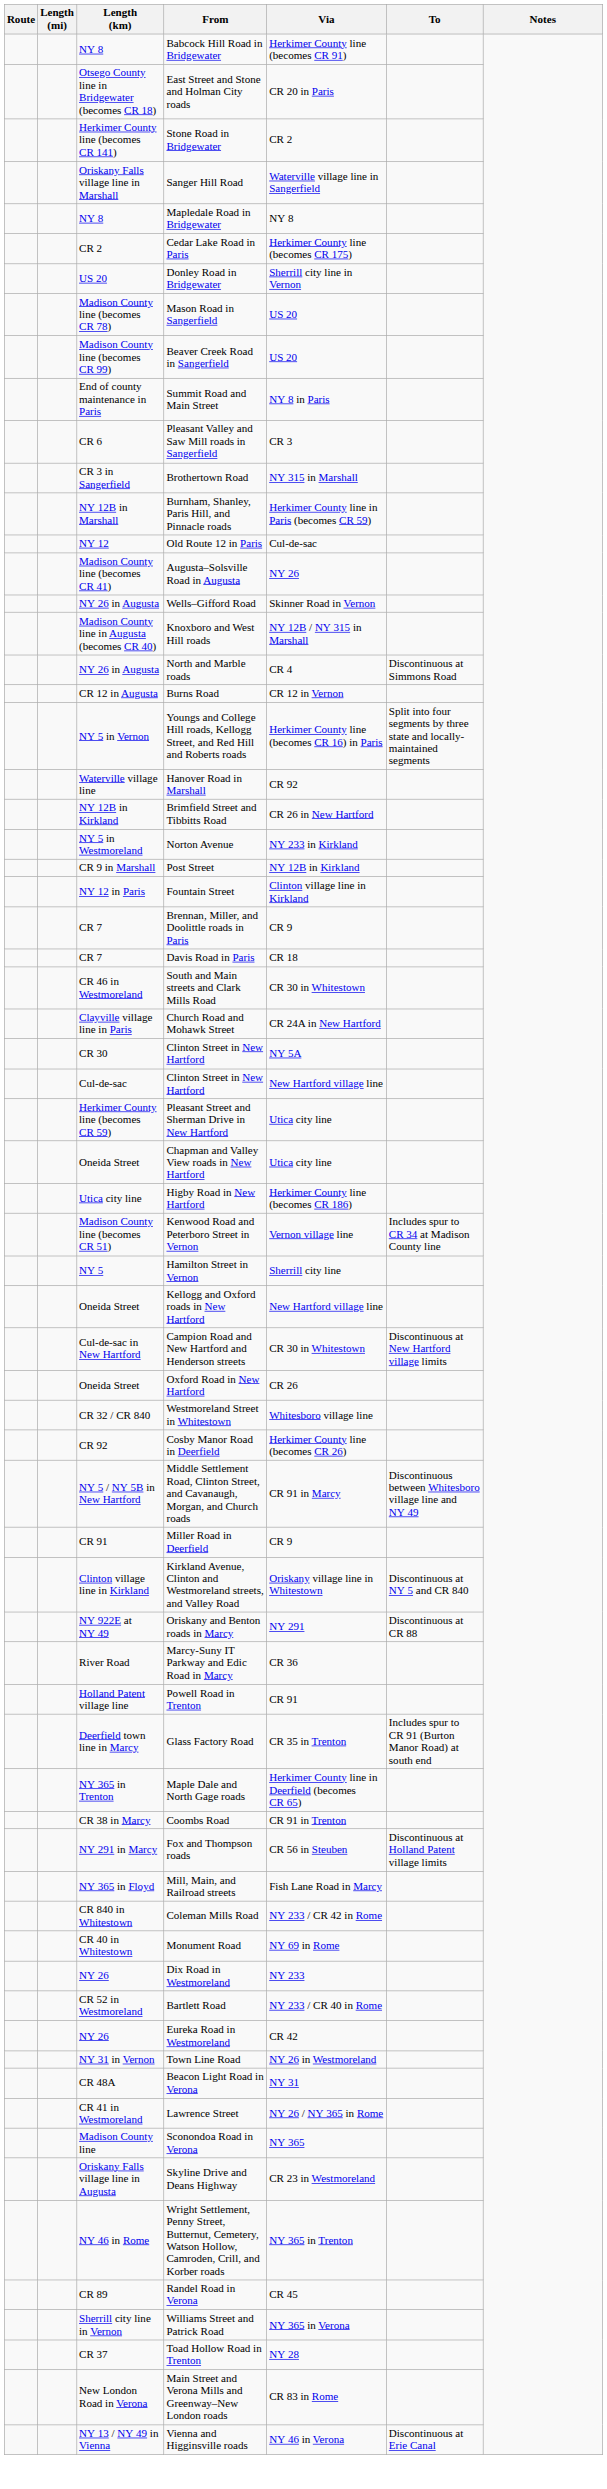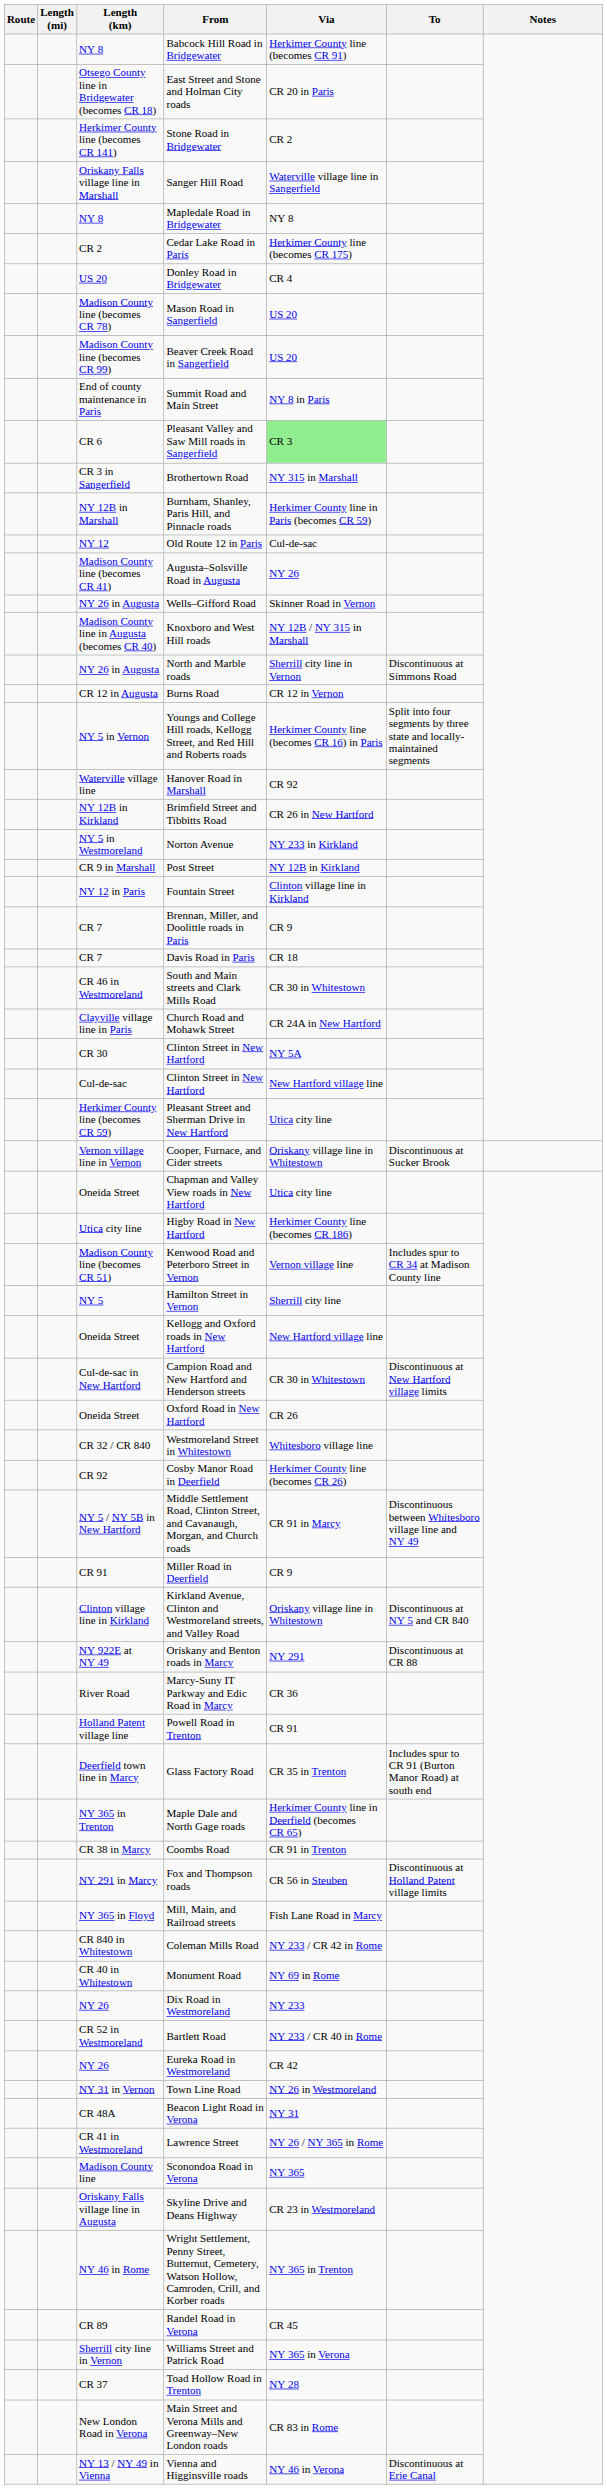(311, 278) Sherrill city line in Vernon -> (281, 278) CR 4
(281, 441) no background -> (281, 441) lightgreen background
(281, 669) CR 4 -> (311, 669) Sherrill city line in Vernon
+ row: (111, 1156)
